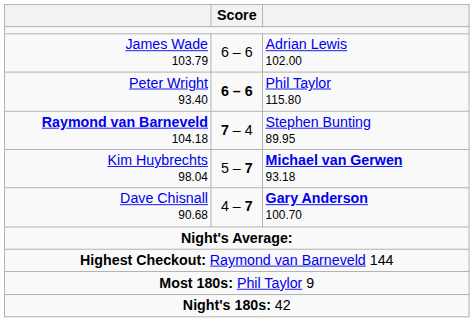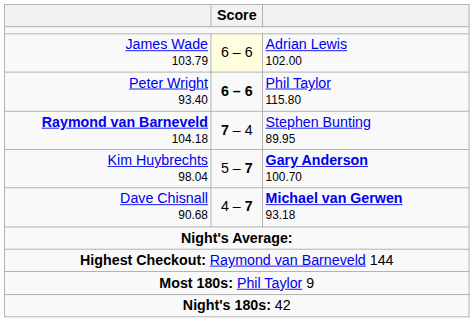(237, 52) no background -> (237, 52) lightyellow background
(334, 168) Michael van Gerwen 93.18 -> (317, 168) Gary Anderson 100.70
(317, 207) Gary Anderson 100.70 -> (334, 207) Michael van Gerwen 93.18
